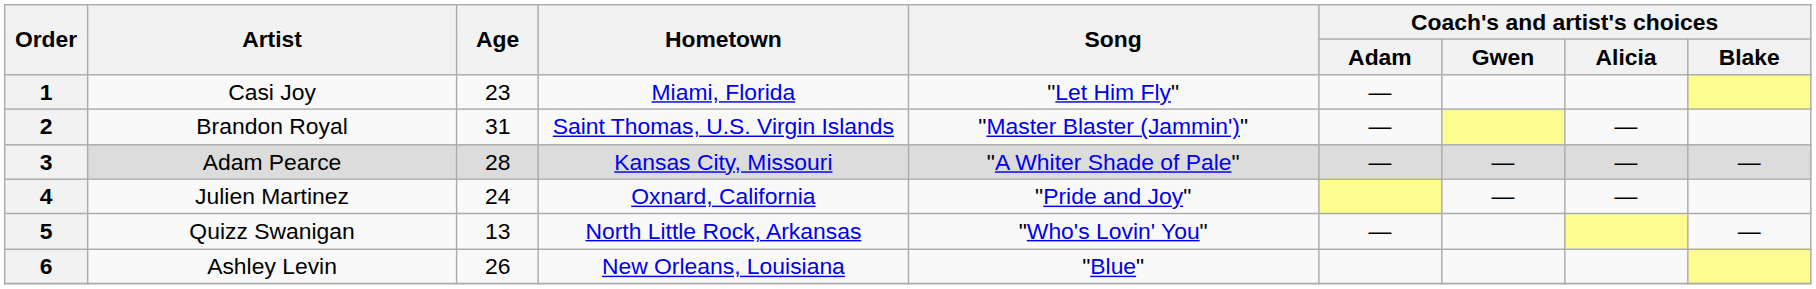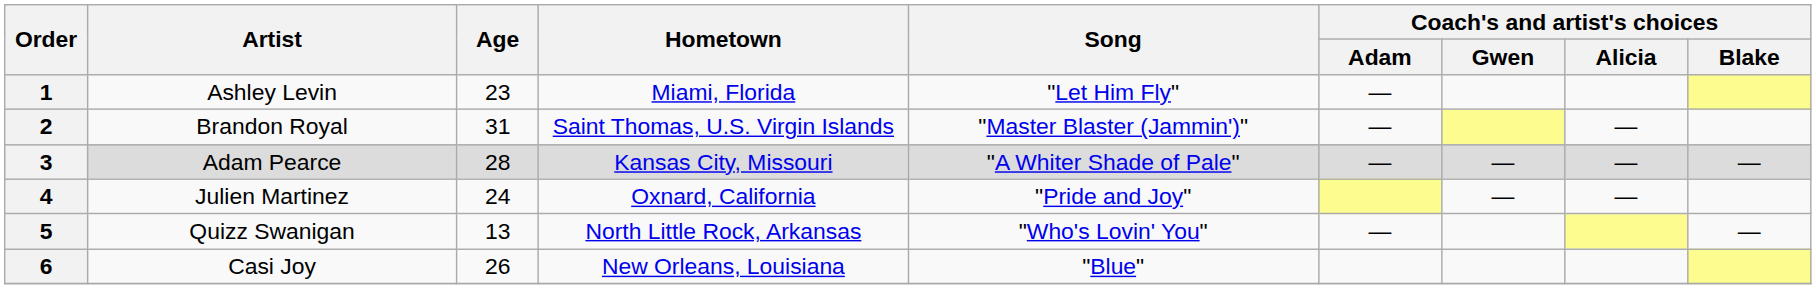(272, 92) Casi Joy -> (272, 92) Ashley Levin
(272, 266) Ashley Levin -> (272, 266) Casi Joy
